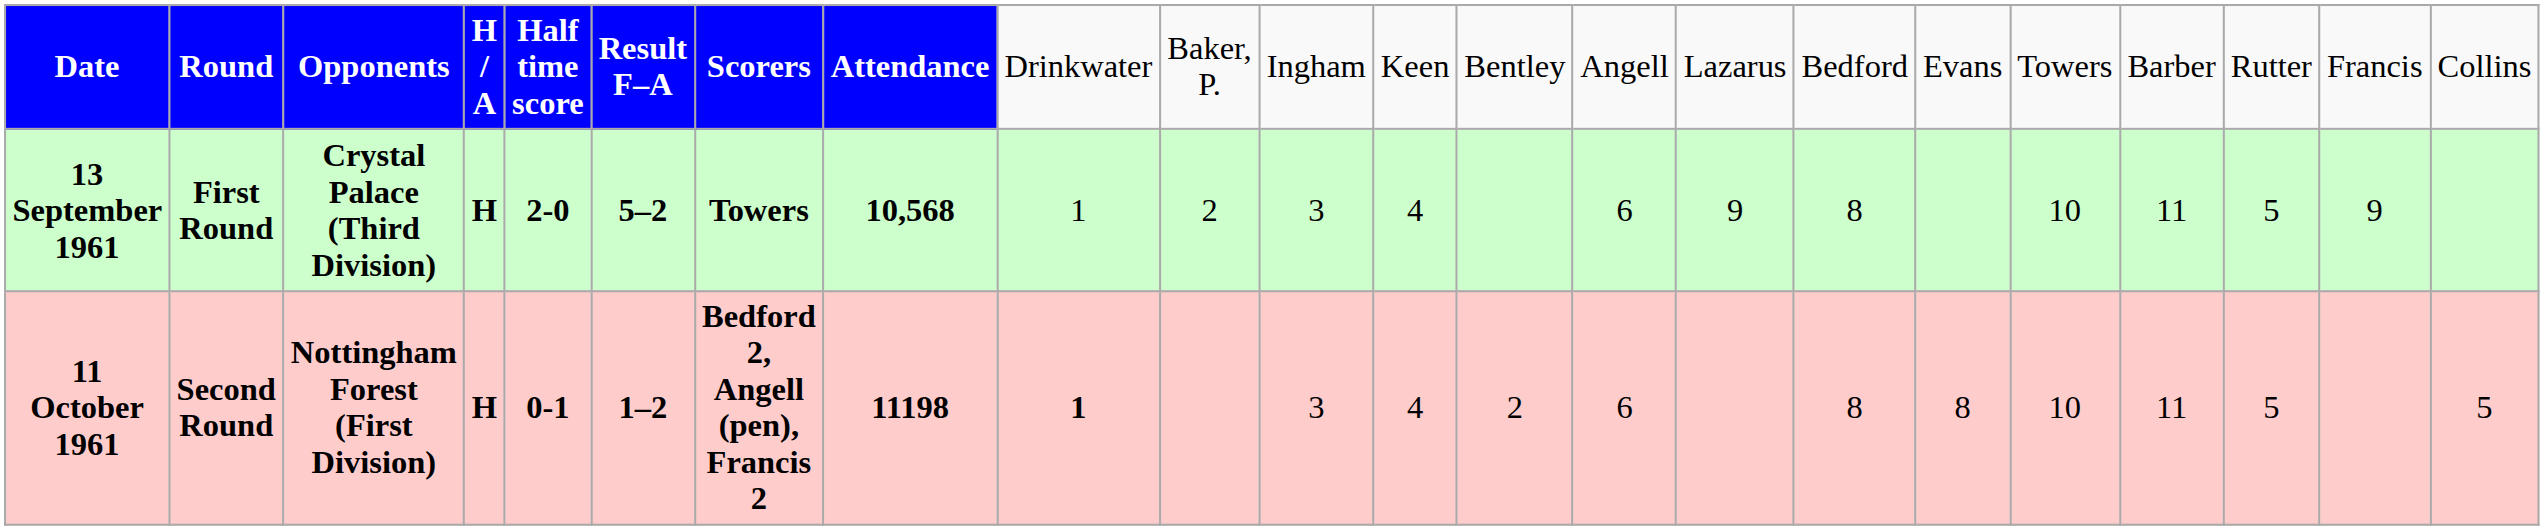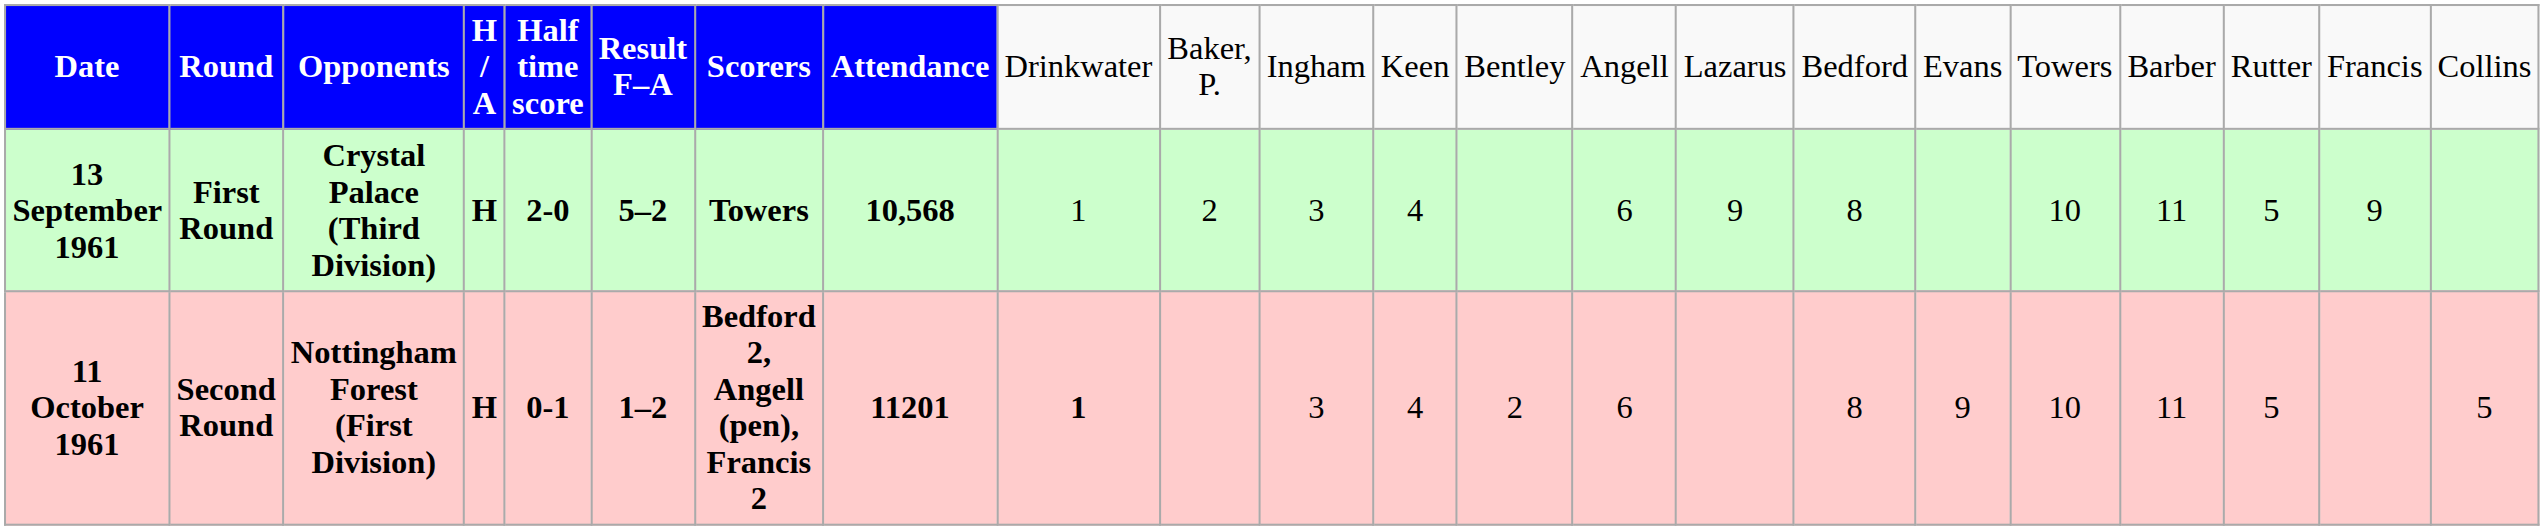(910, 407) 11198 -> (910, 407) 11201
(1963, 407) 8 -> (1963, 407) 9
